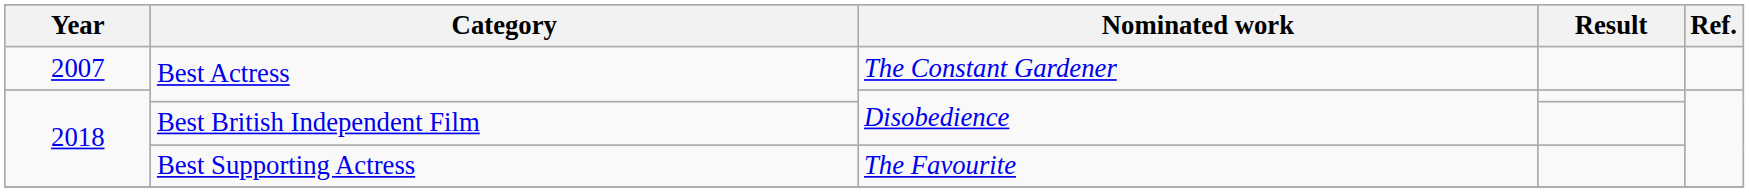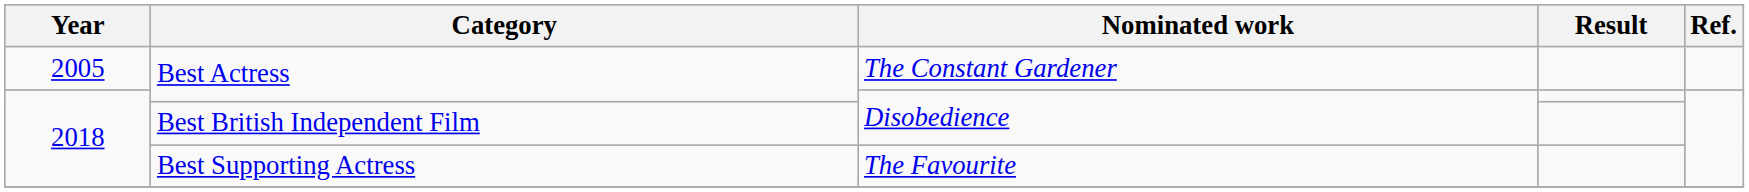(78, 68) 2007 -> (78, 68) 2005
